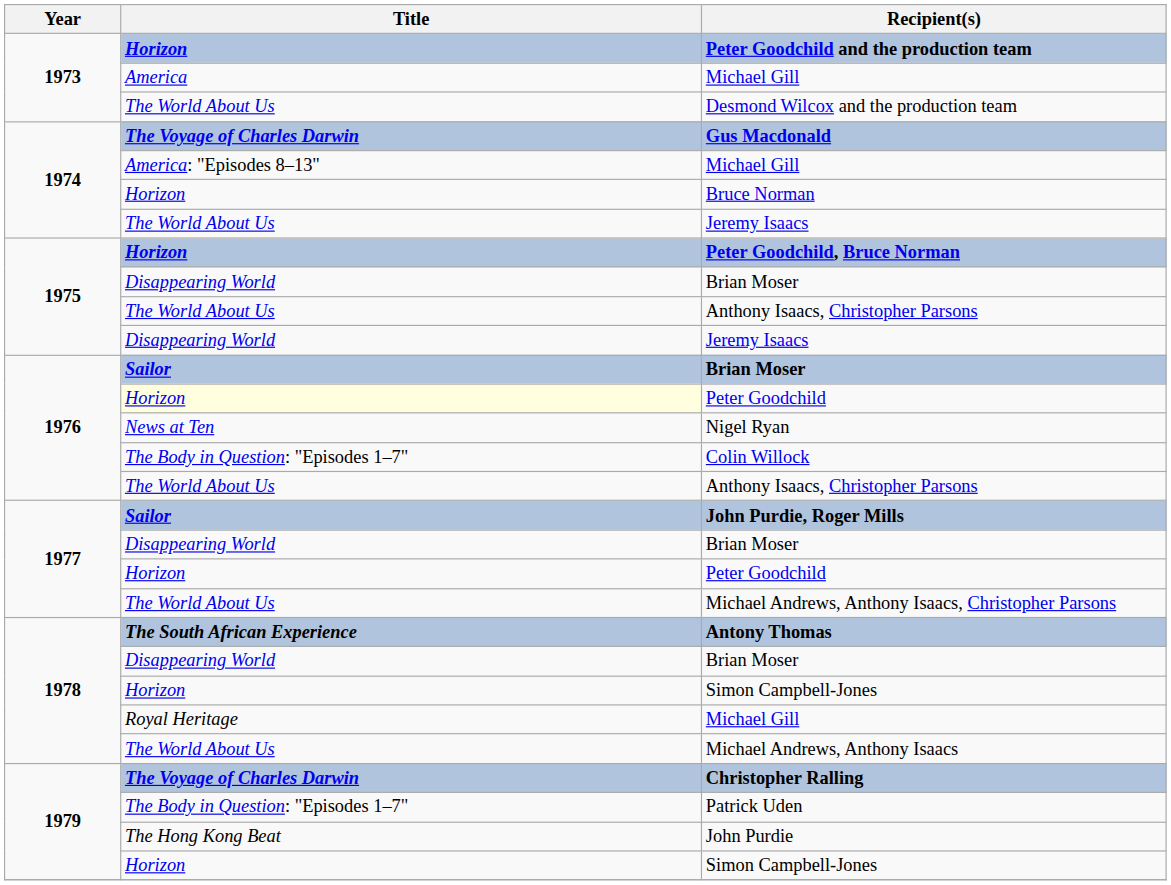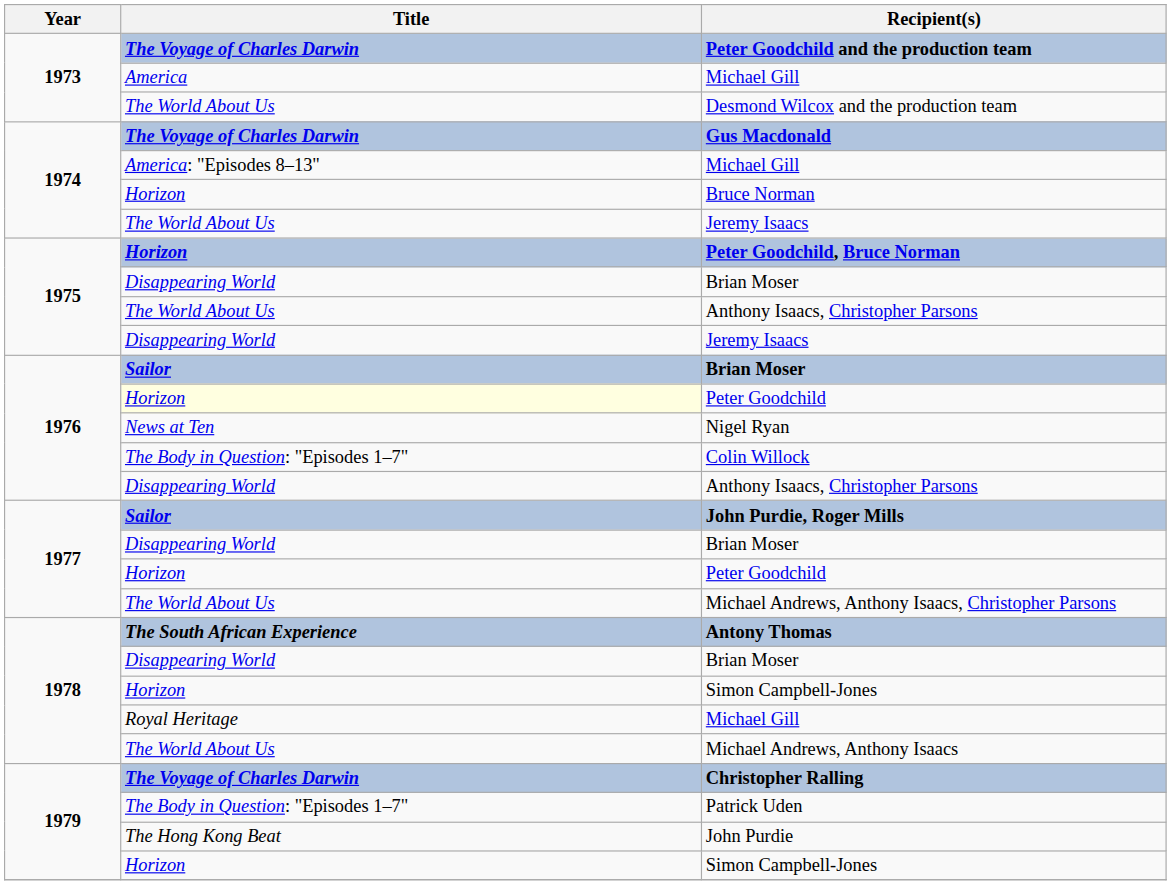(156, 48) Horizon -> (242, 48) The Voyage of Charles Darwin
(200, 485) The World About Us -> (200, 485) Disappearing World
